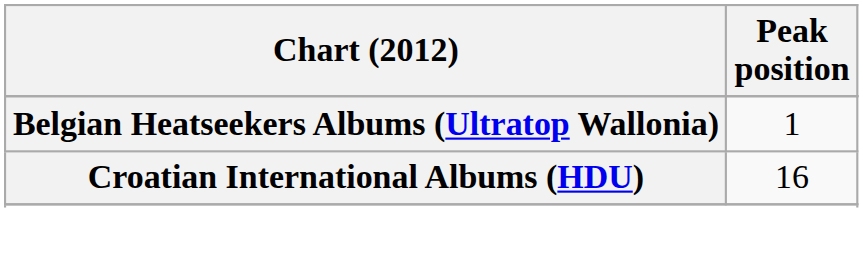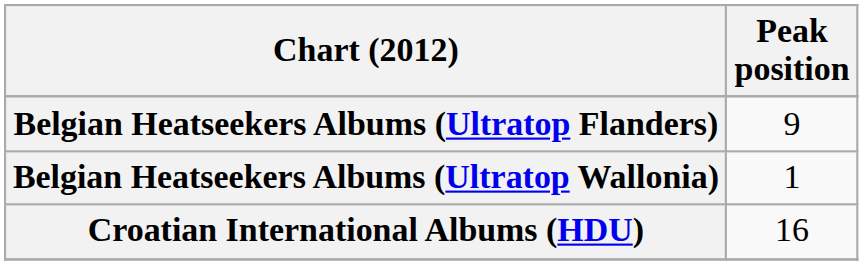+ row: (366, 123)
